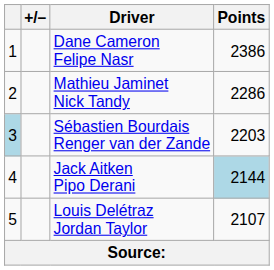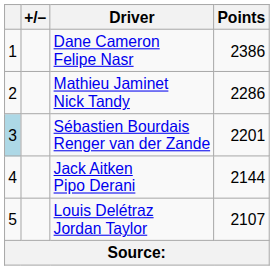(248, 135) 2203 -> (248, 135) 2201
(248, 178) lightblue background -> (248, 178) no background
